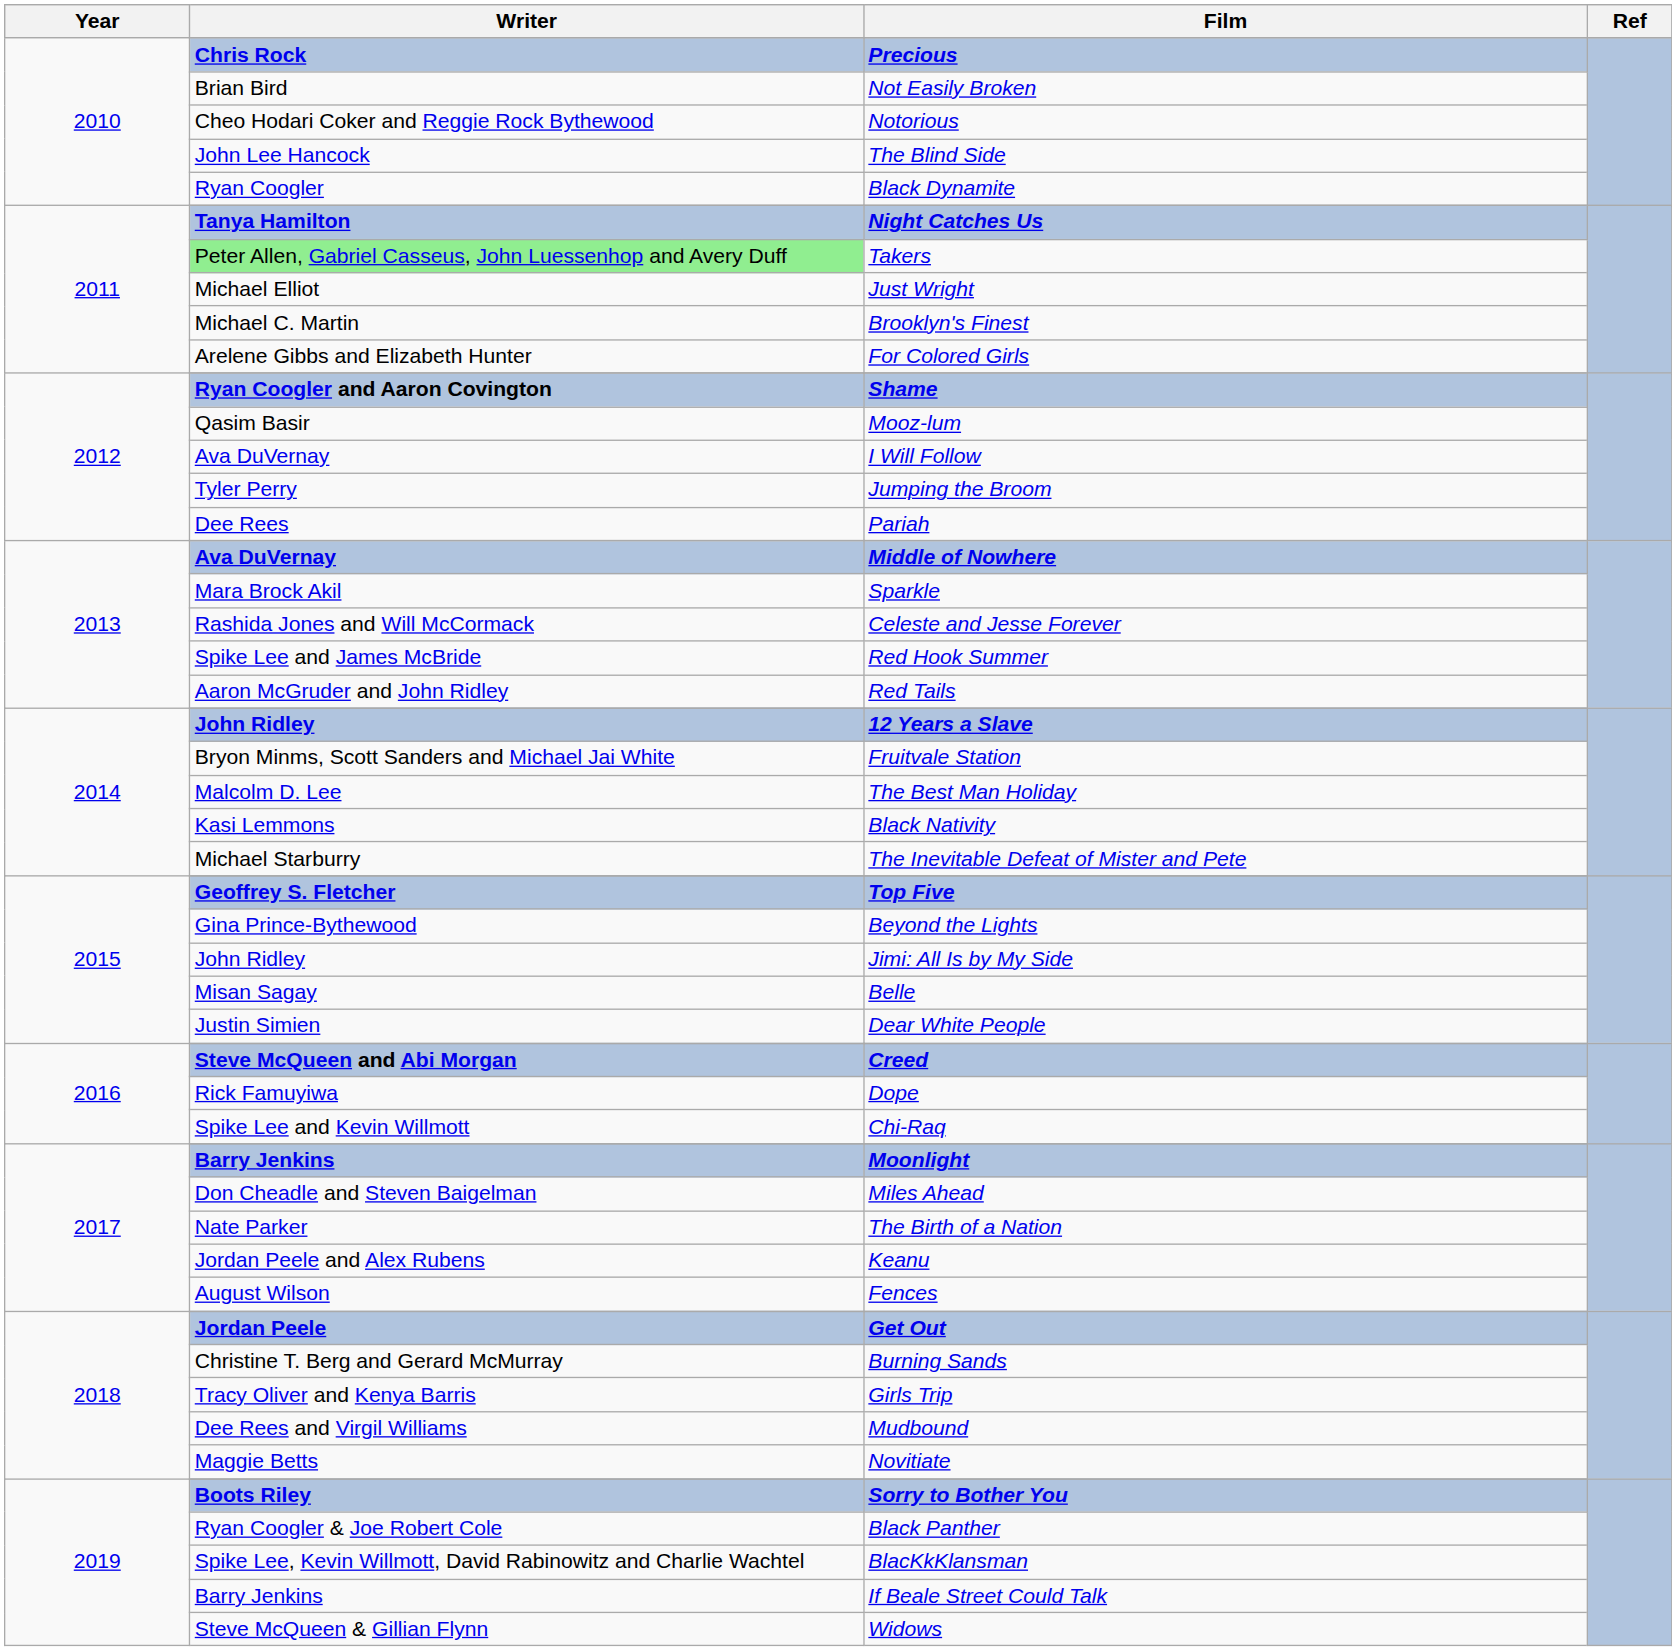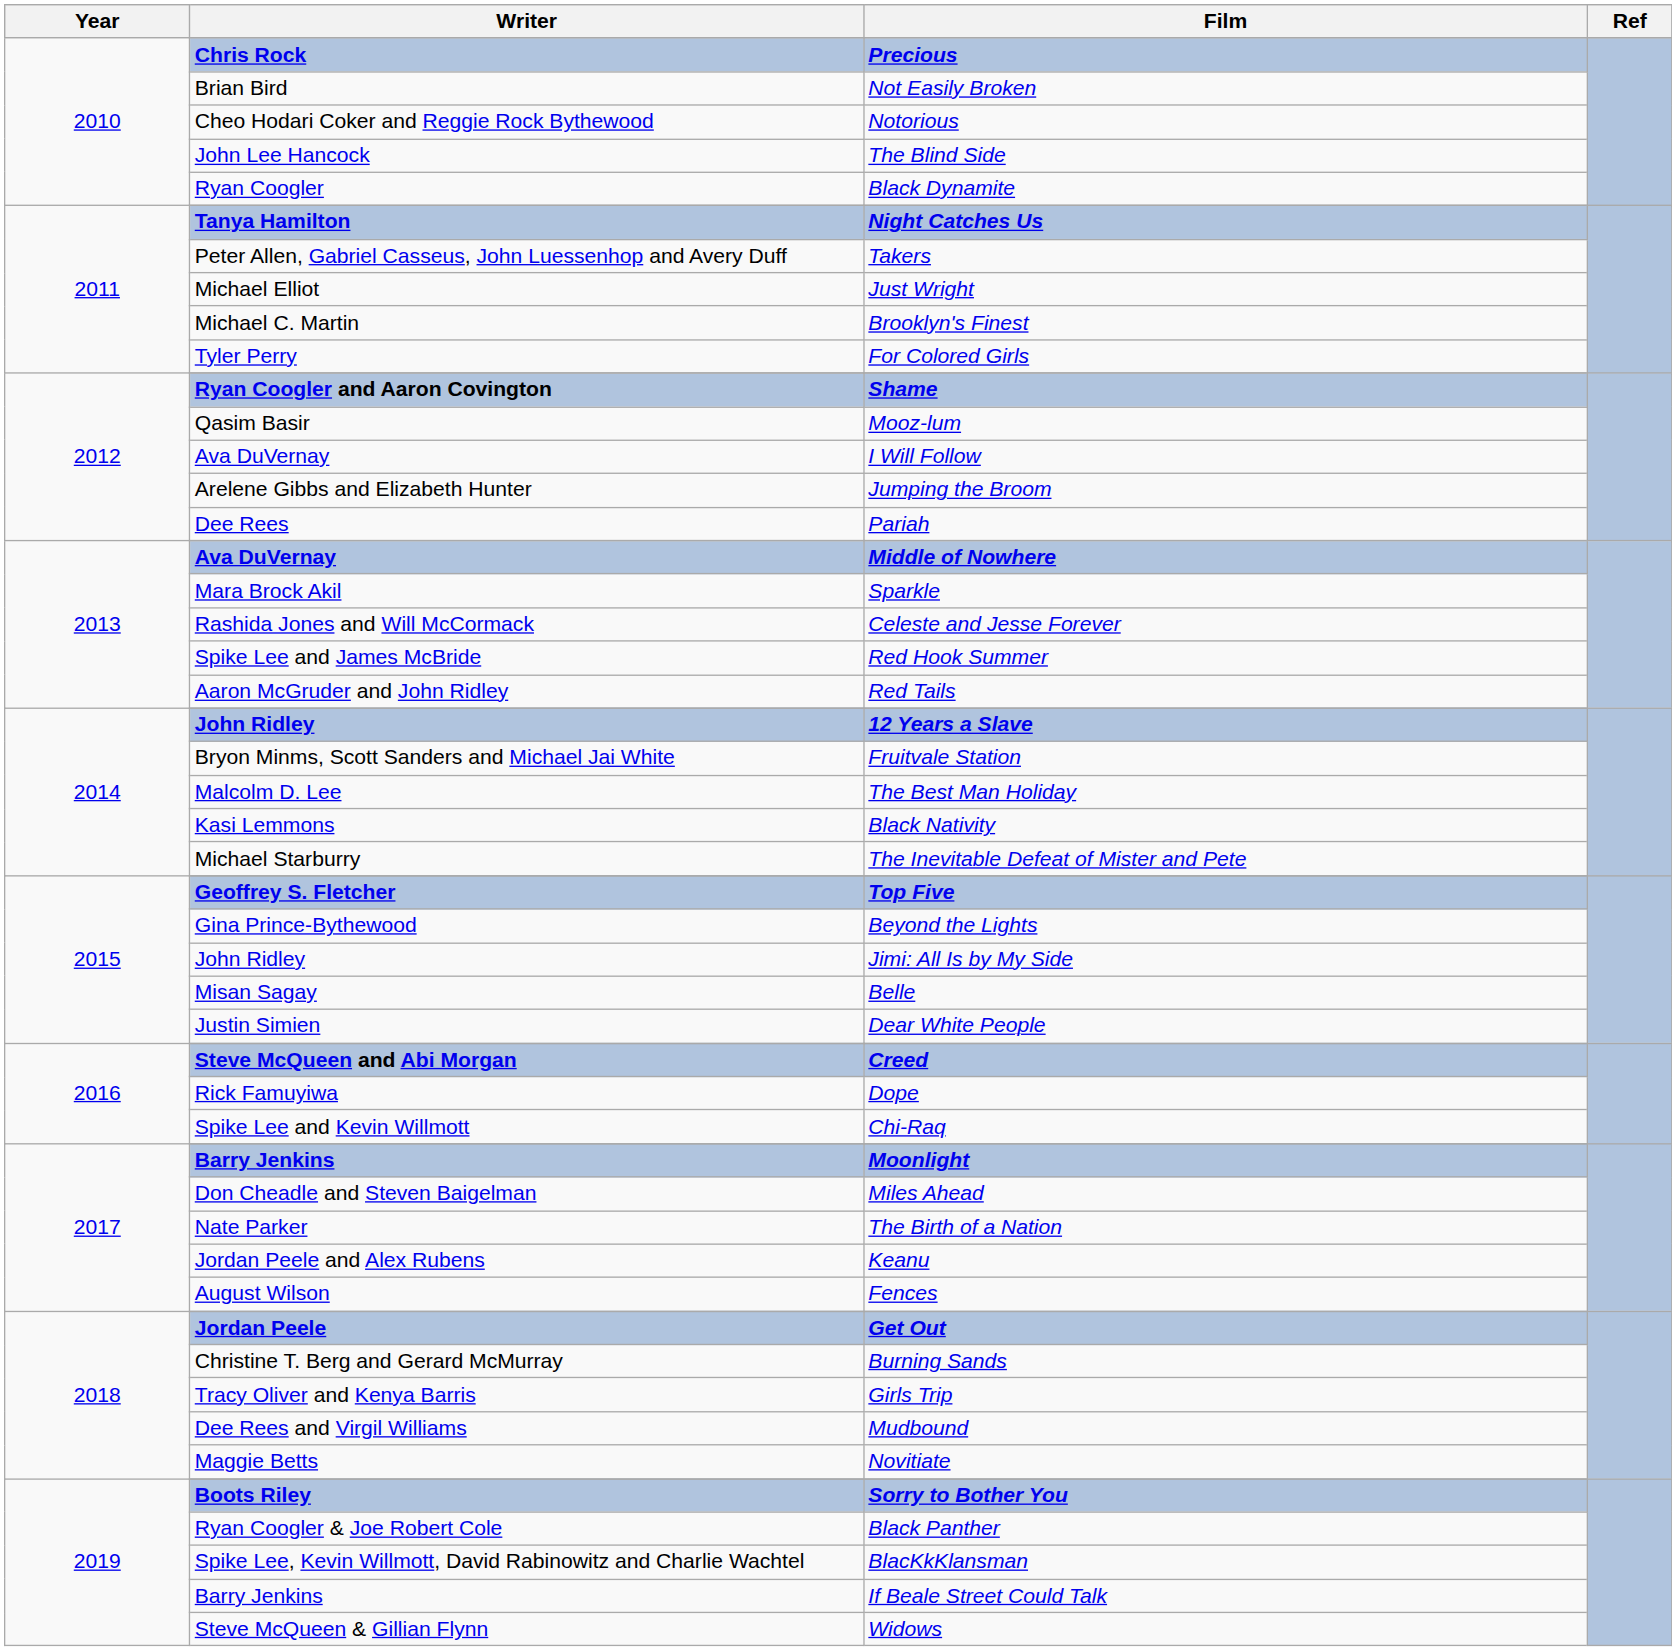(491, 255) lightgreen background -> (491, 255) no background
(363, 356) Arelene Gibbs and Elizabeth Hunter -> (246, 356) Tyler Perry
(246, 490) Tyler Perry -> (363, 490) Arelene Gibbs and Elizabeth Hunter
